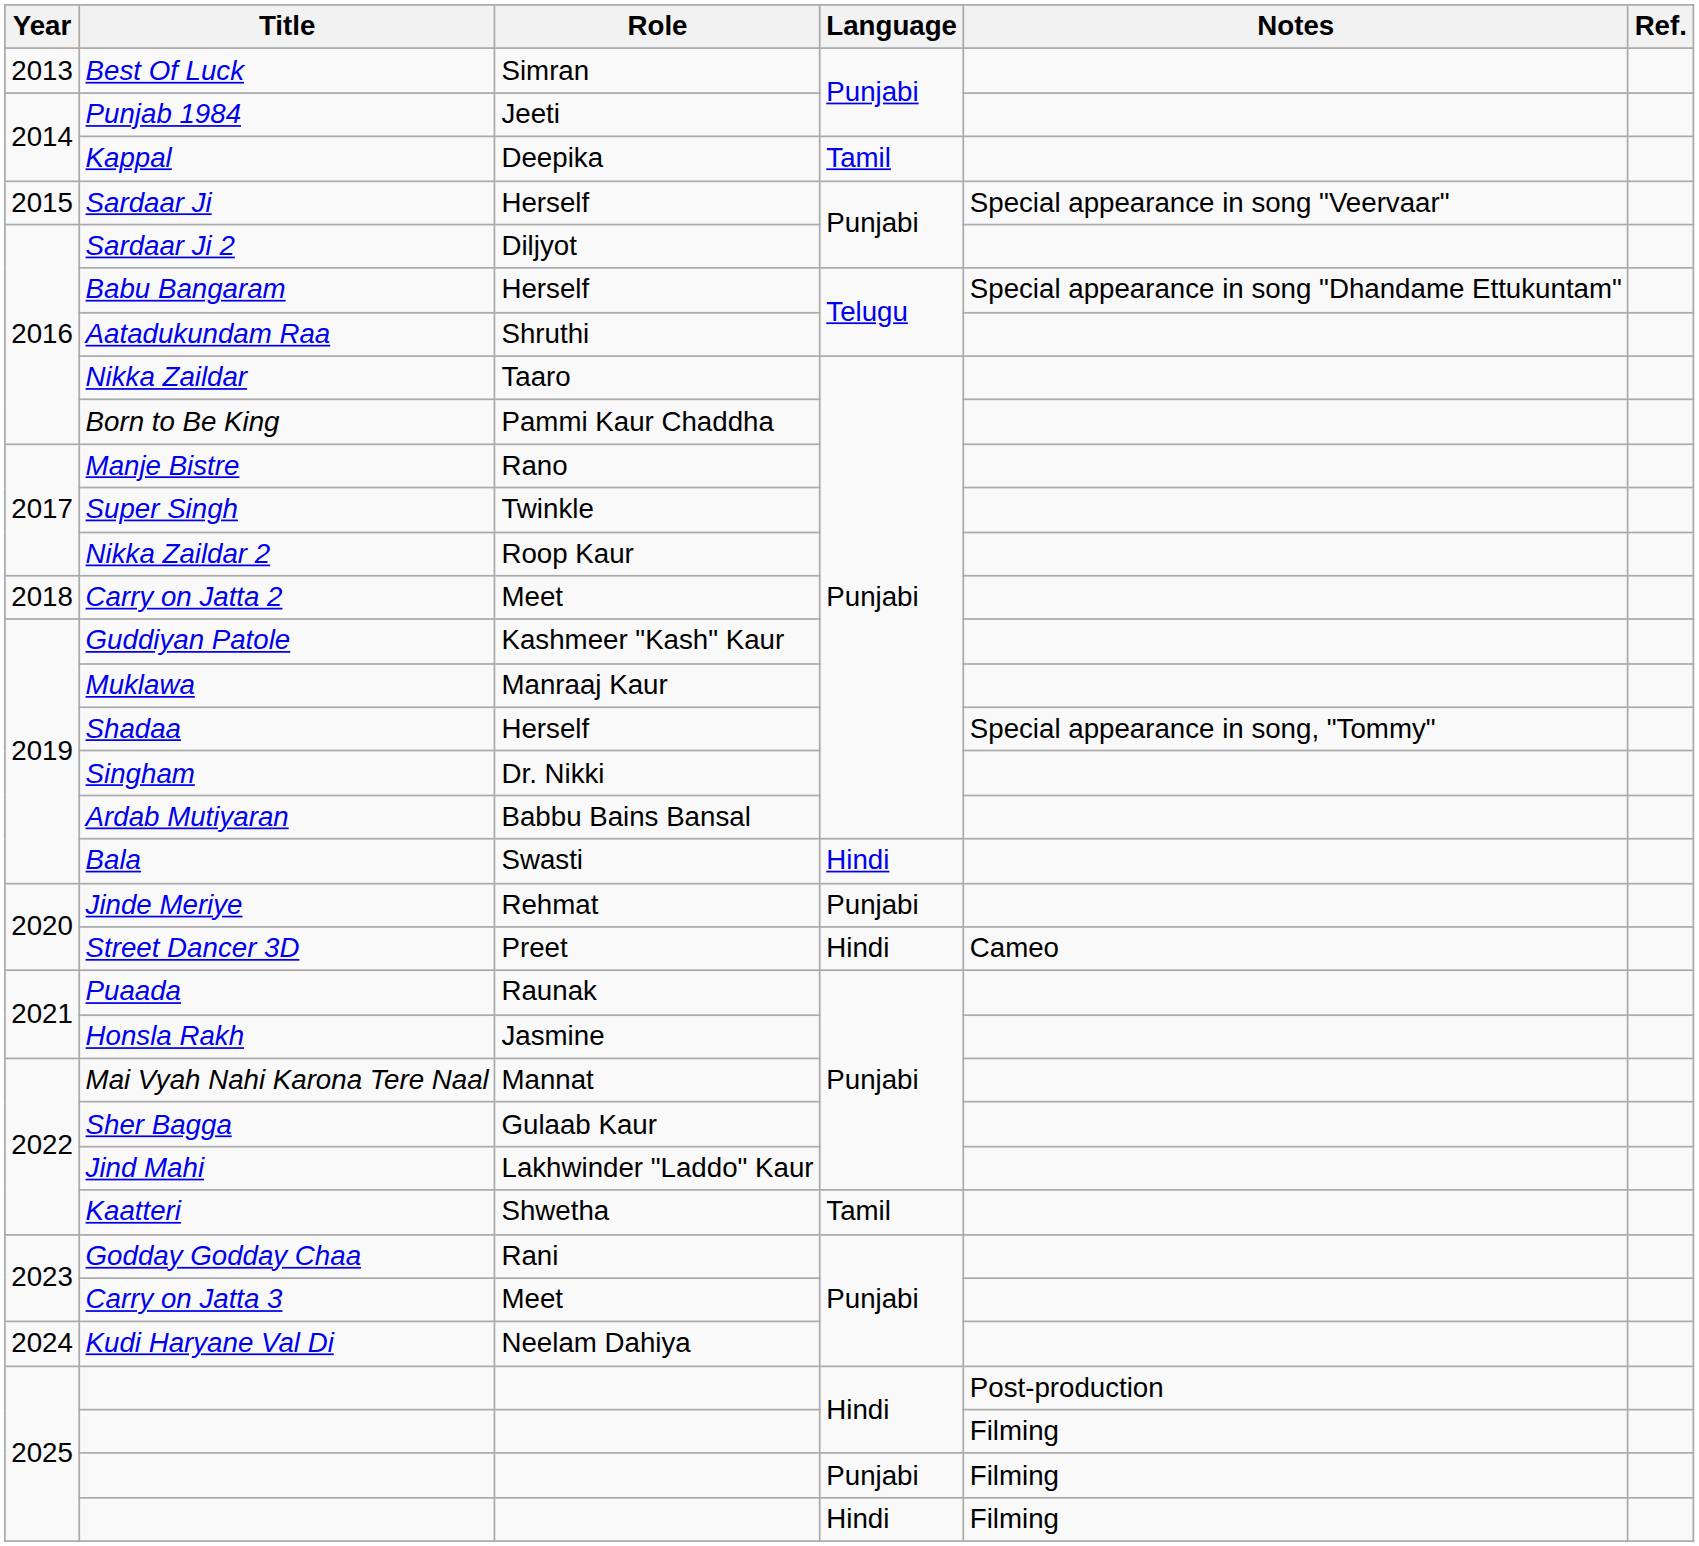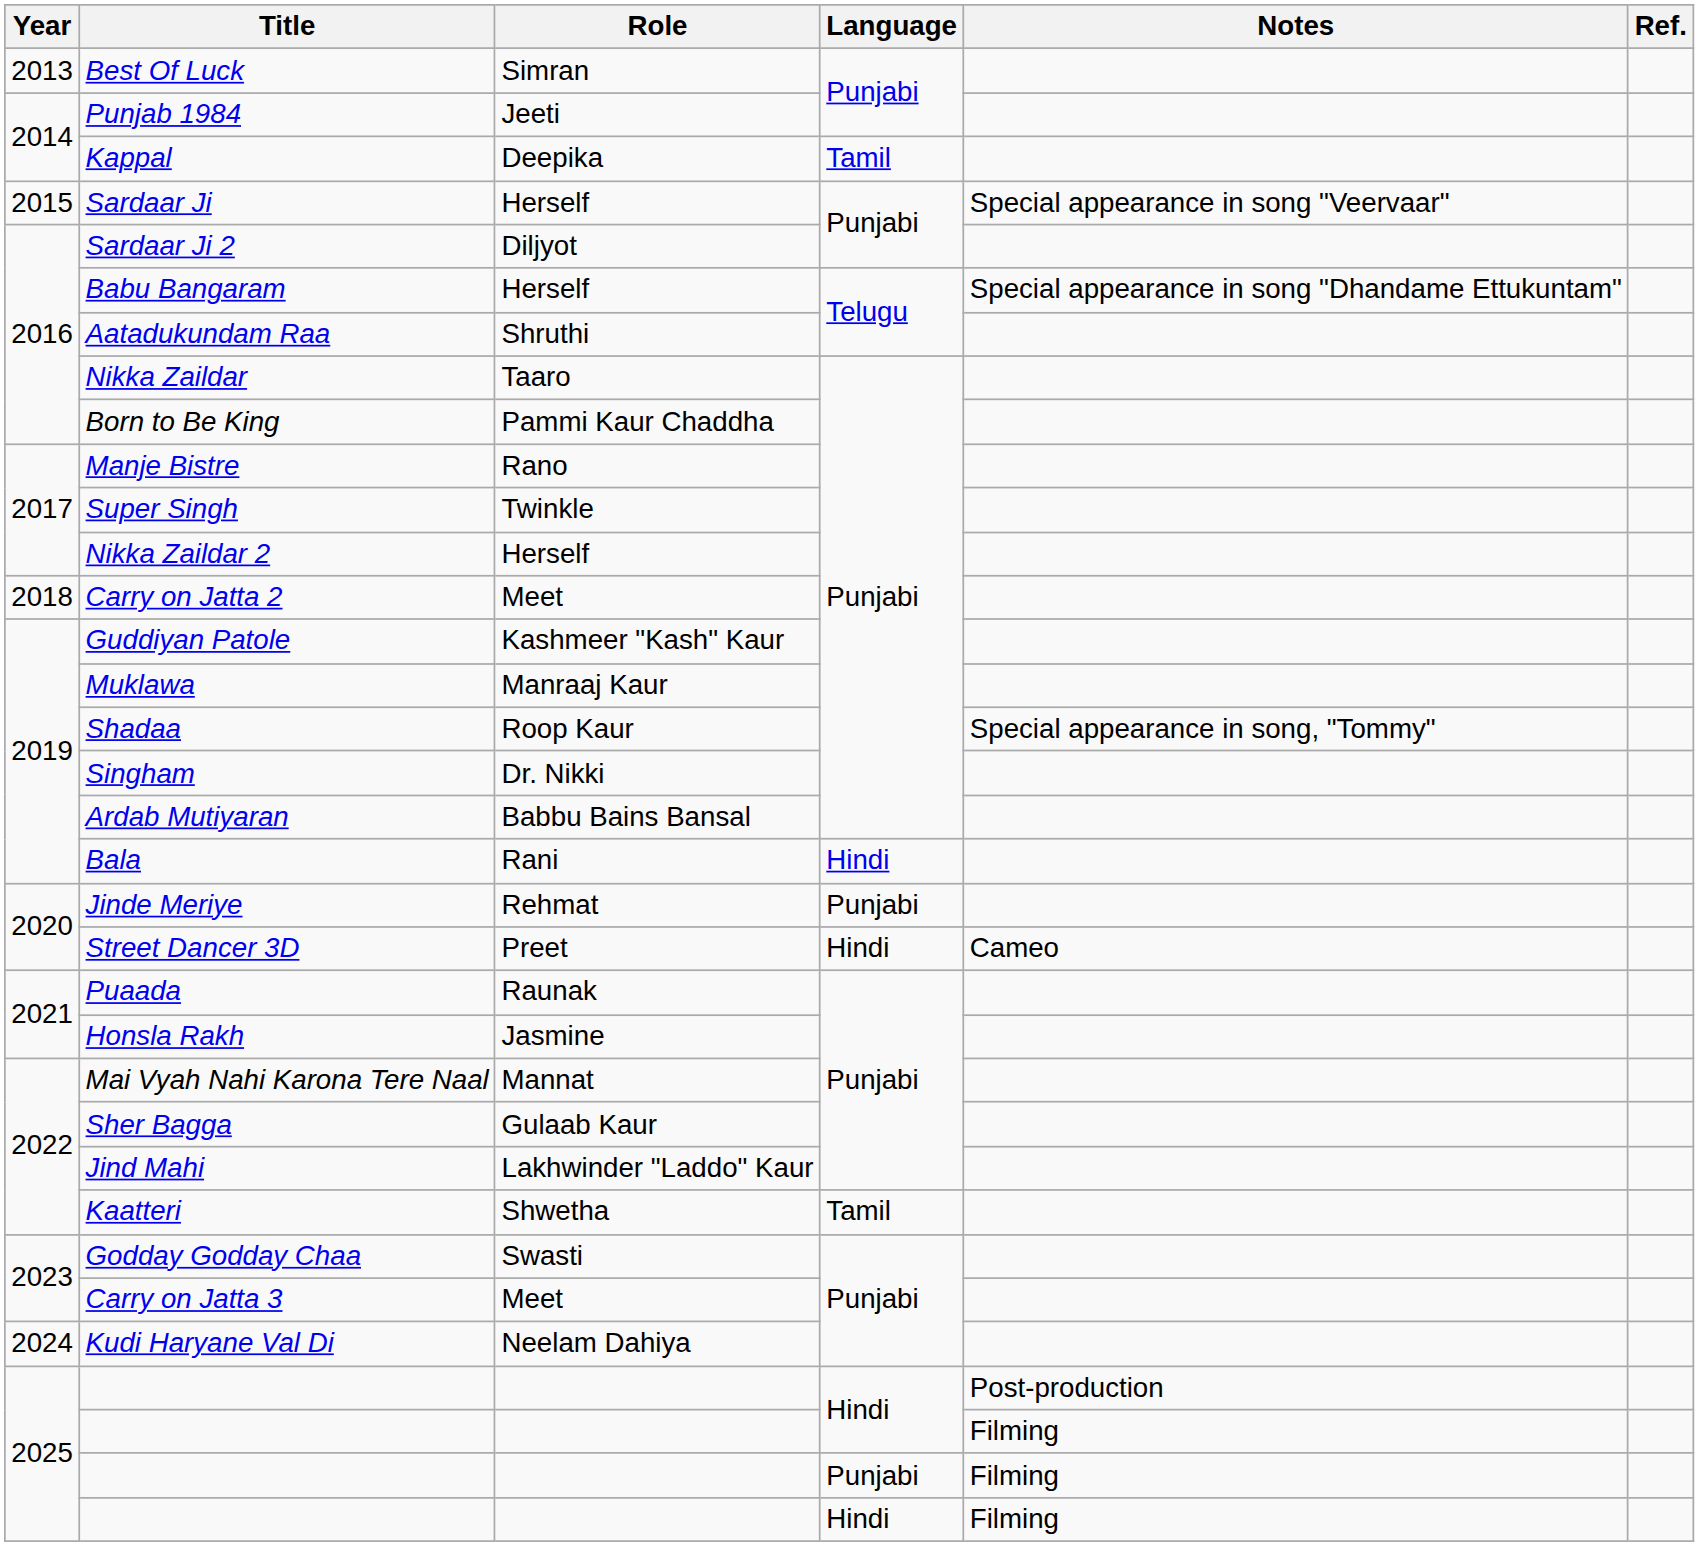(568, 553) Roop Kaur -> (545, 553) Herself
(545, 728) Herself -> (568, 728) Roop Kaur
(542, 860) Swasti -> (530, 860) Rani
(530, 1255) Rani -> (542, 1255) Swasti
